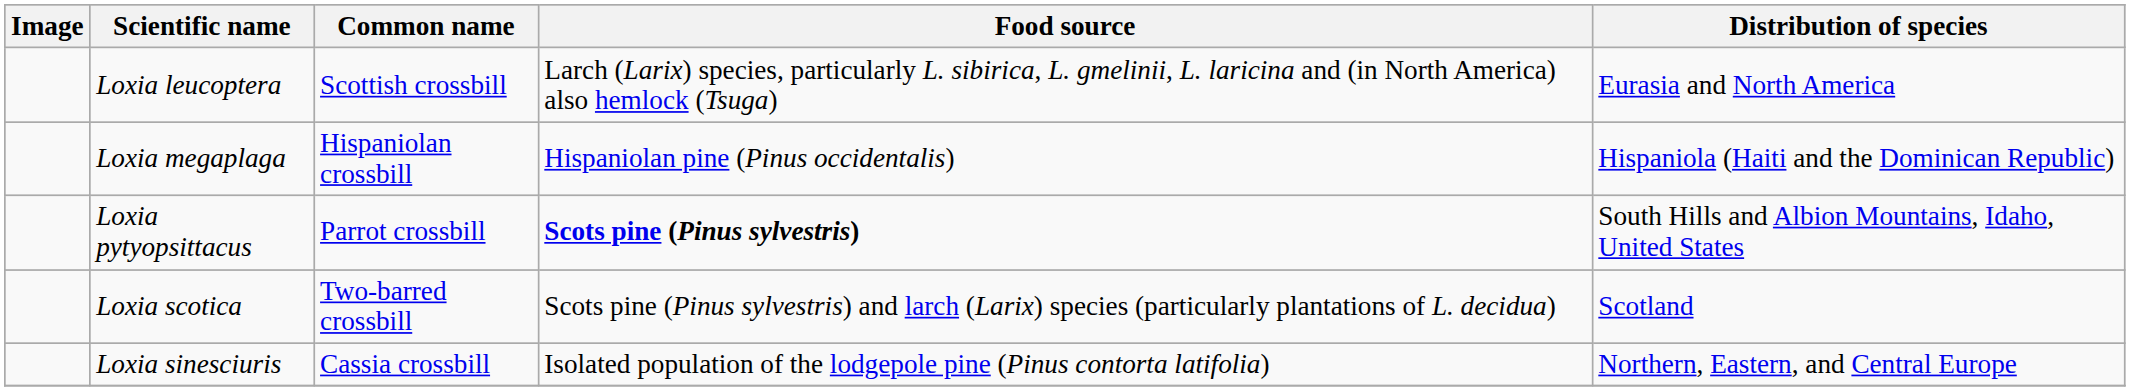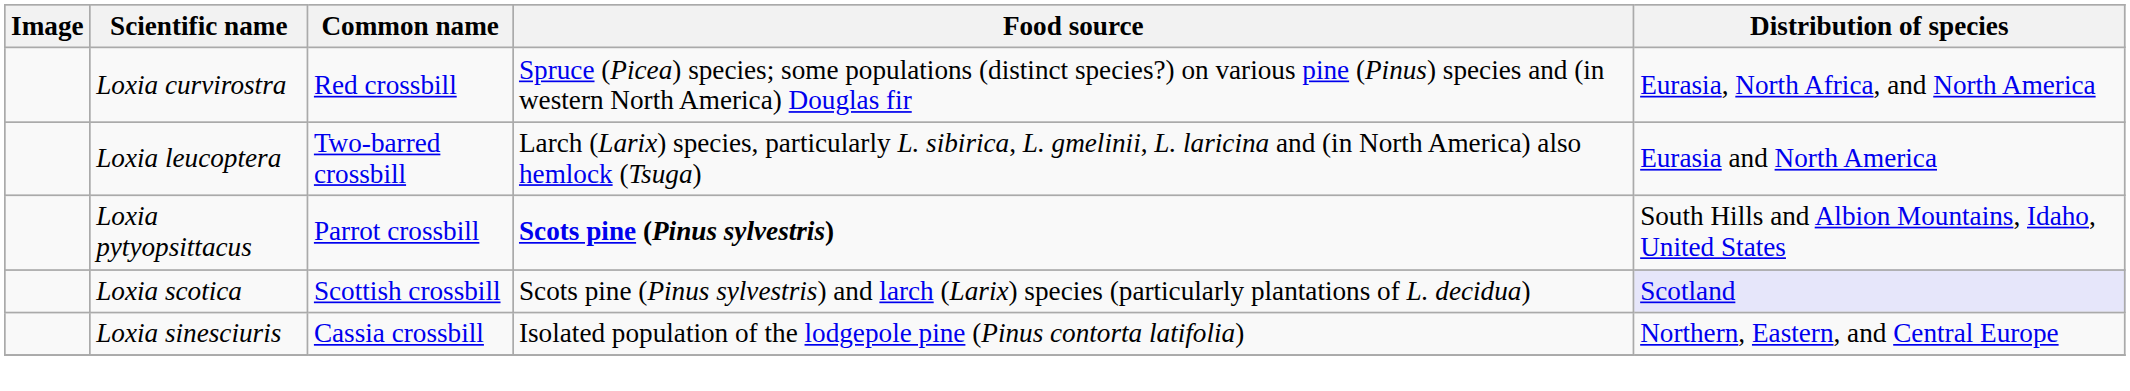+ row: (191, 84)
(413, 84) Scottish crossbill -> (377, 158) Two-barred crossbill
- row: (191, 158)
(383, 305) Two-barred crossbill -> (407, 290) Scottish crossbill
(1646, 305) no background -> (1688, 290) lavender background
